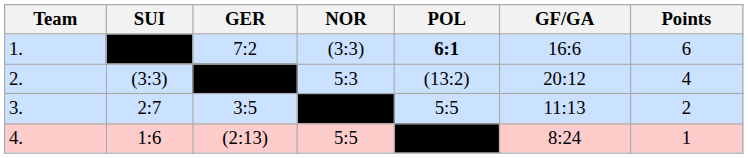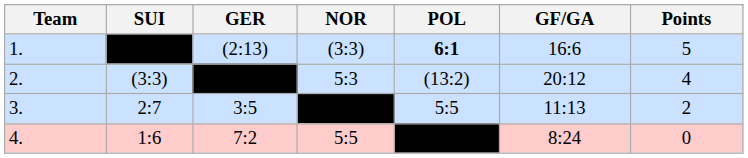(245, 49) 7:2 -> (245, 49) (2:13)
(686, 49) 6 -> (686, 49) 5
(245, 138) (2:13) -> (245, 138) 7:2
(686, 138) 1 -> (686, 138) 0
